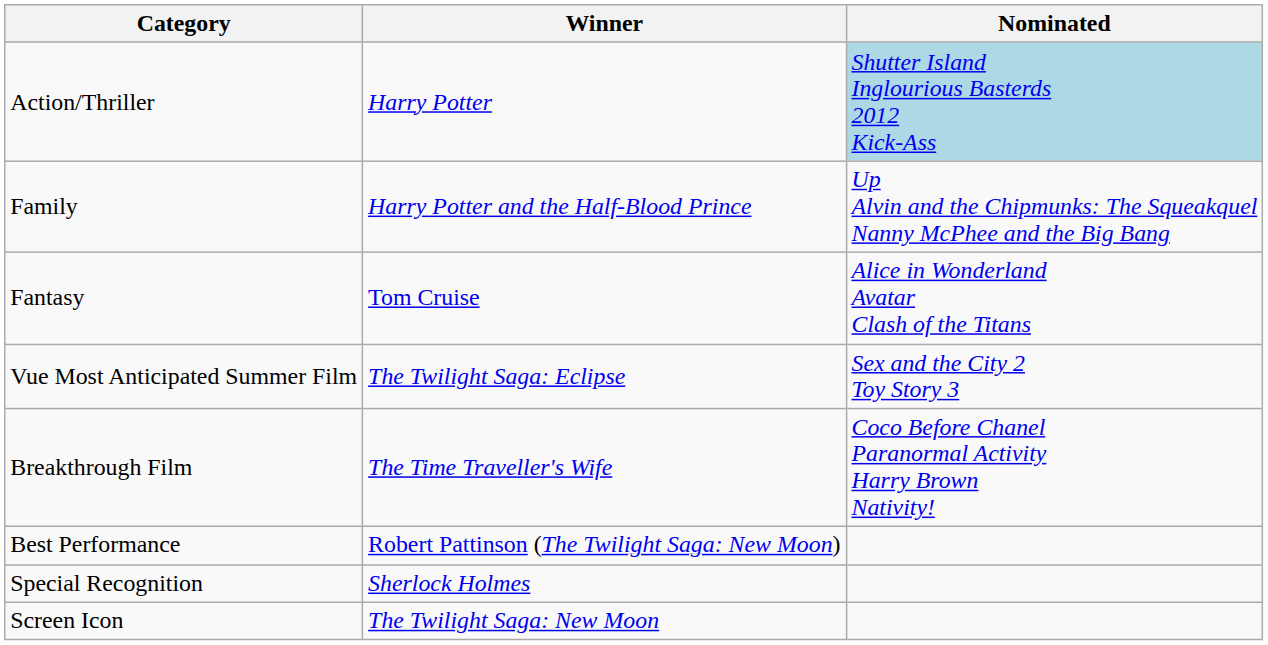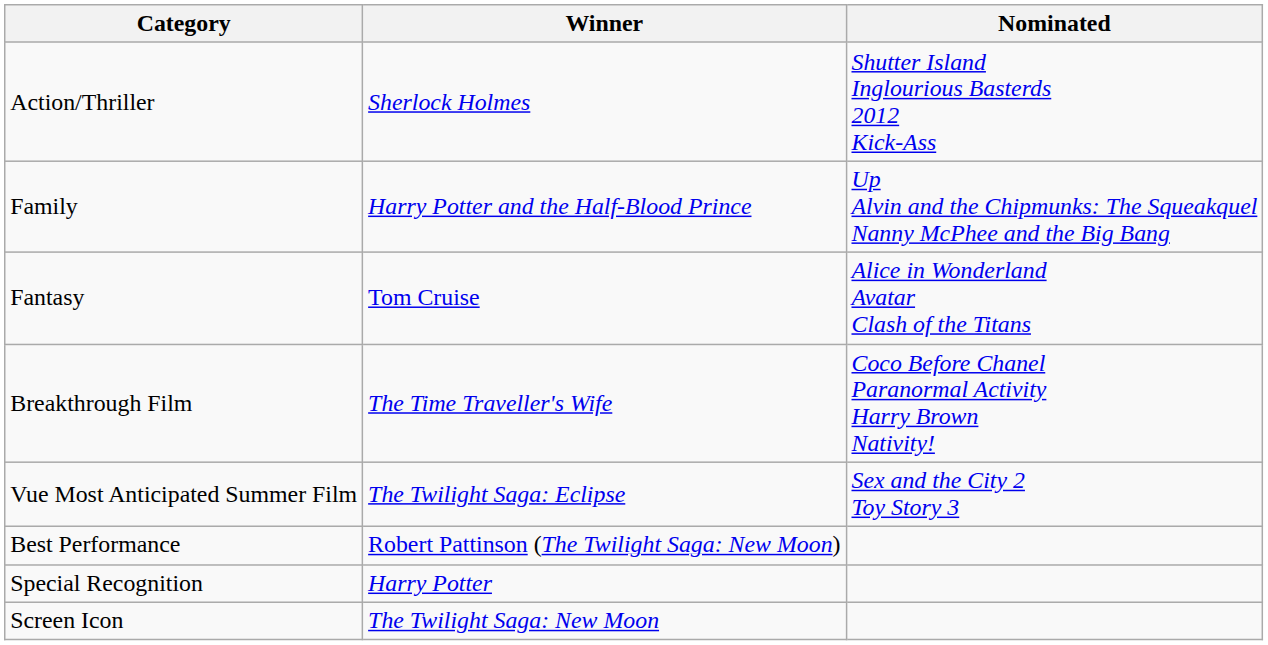(430, 101) Harry Potter -> (449, 101) Sherlock Holmes
(951, 101) lightblue background -> (951, 101) no background
rows swapped: (184, 375) <-> (101, 467)
(449, 583) Sherlock Holmes -> (430, 583) Harry Potter
